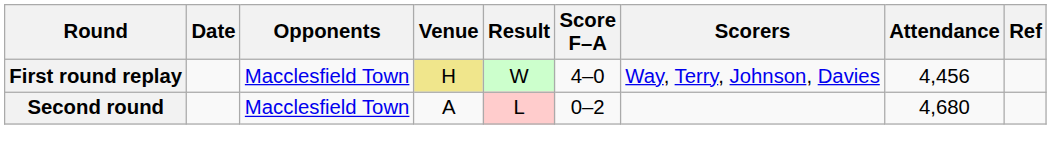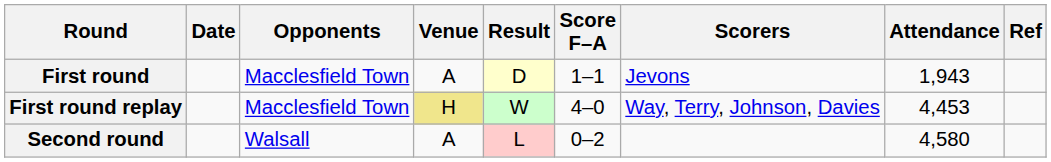+ row: (96, 75)
(944, 75) 4,456 -> (944, 107) 4,453
(327, 107) Macclesfield Town -> (277, 140) Walsall
(944, 107) 4,680 -> (944, 140) 4,580
